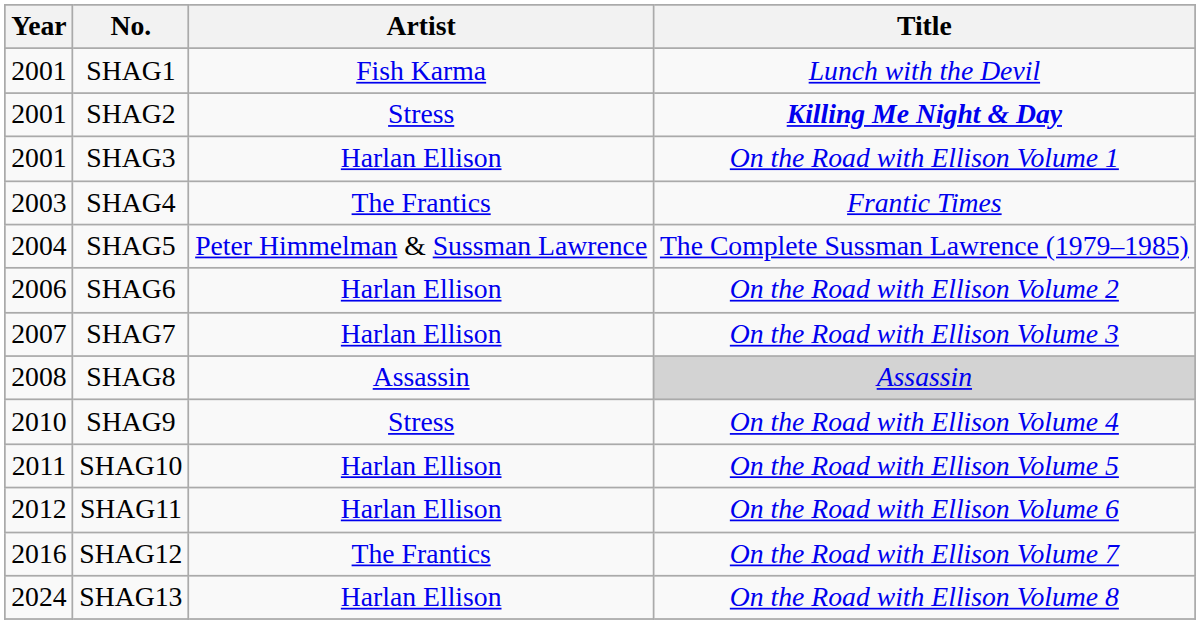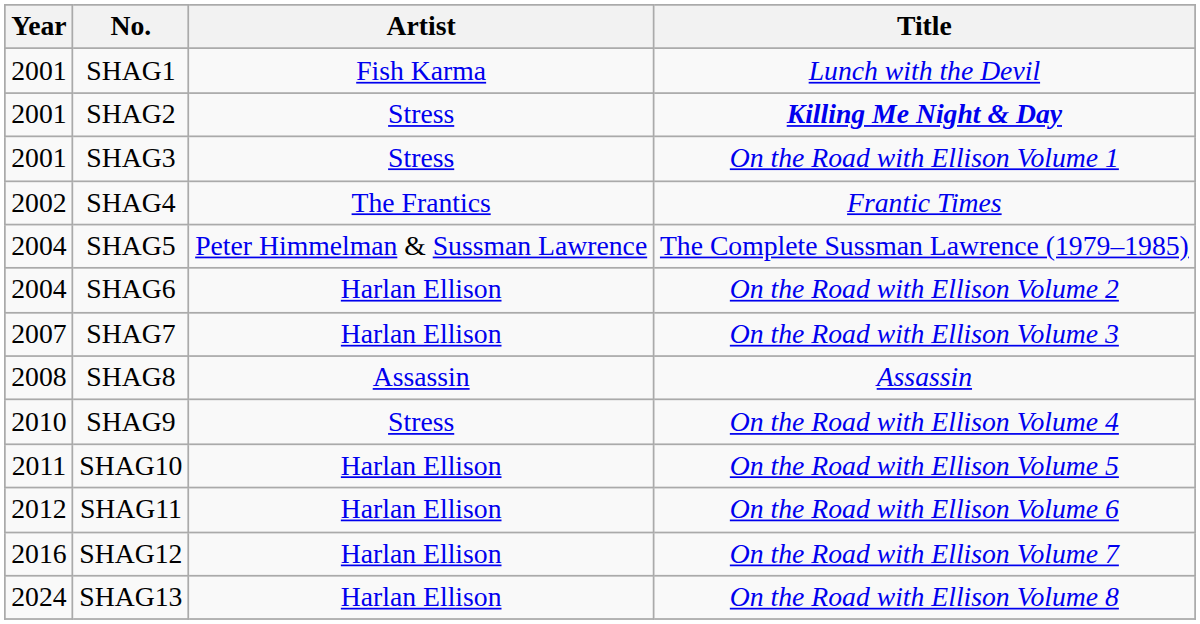(421, 158) Harlan Ellison -> (421, 158) Stress
(39, 202) 2003 -> (39, 202) 2002
(39, 289) 2006 -> (39, 289) 2004
(924, 377) lightgrey background -> (924, 377) no background
(421, 553) The Frantics -> (421, 553) Harlan Ellison
